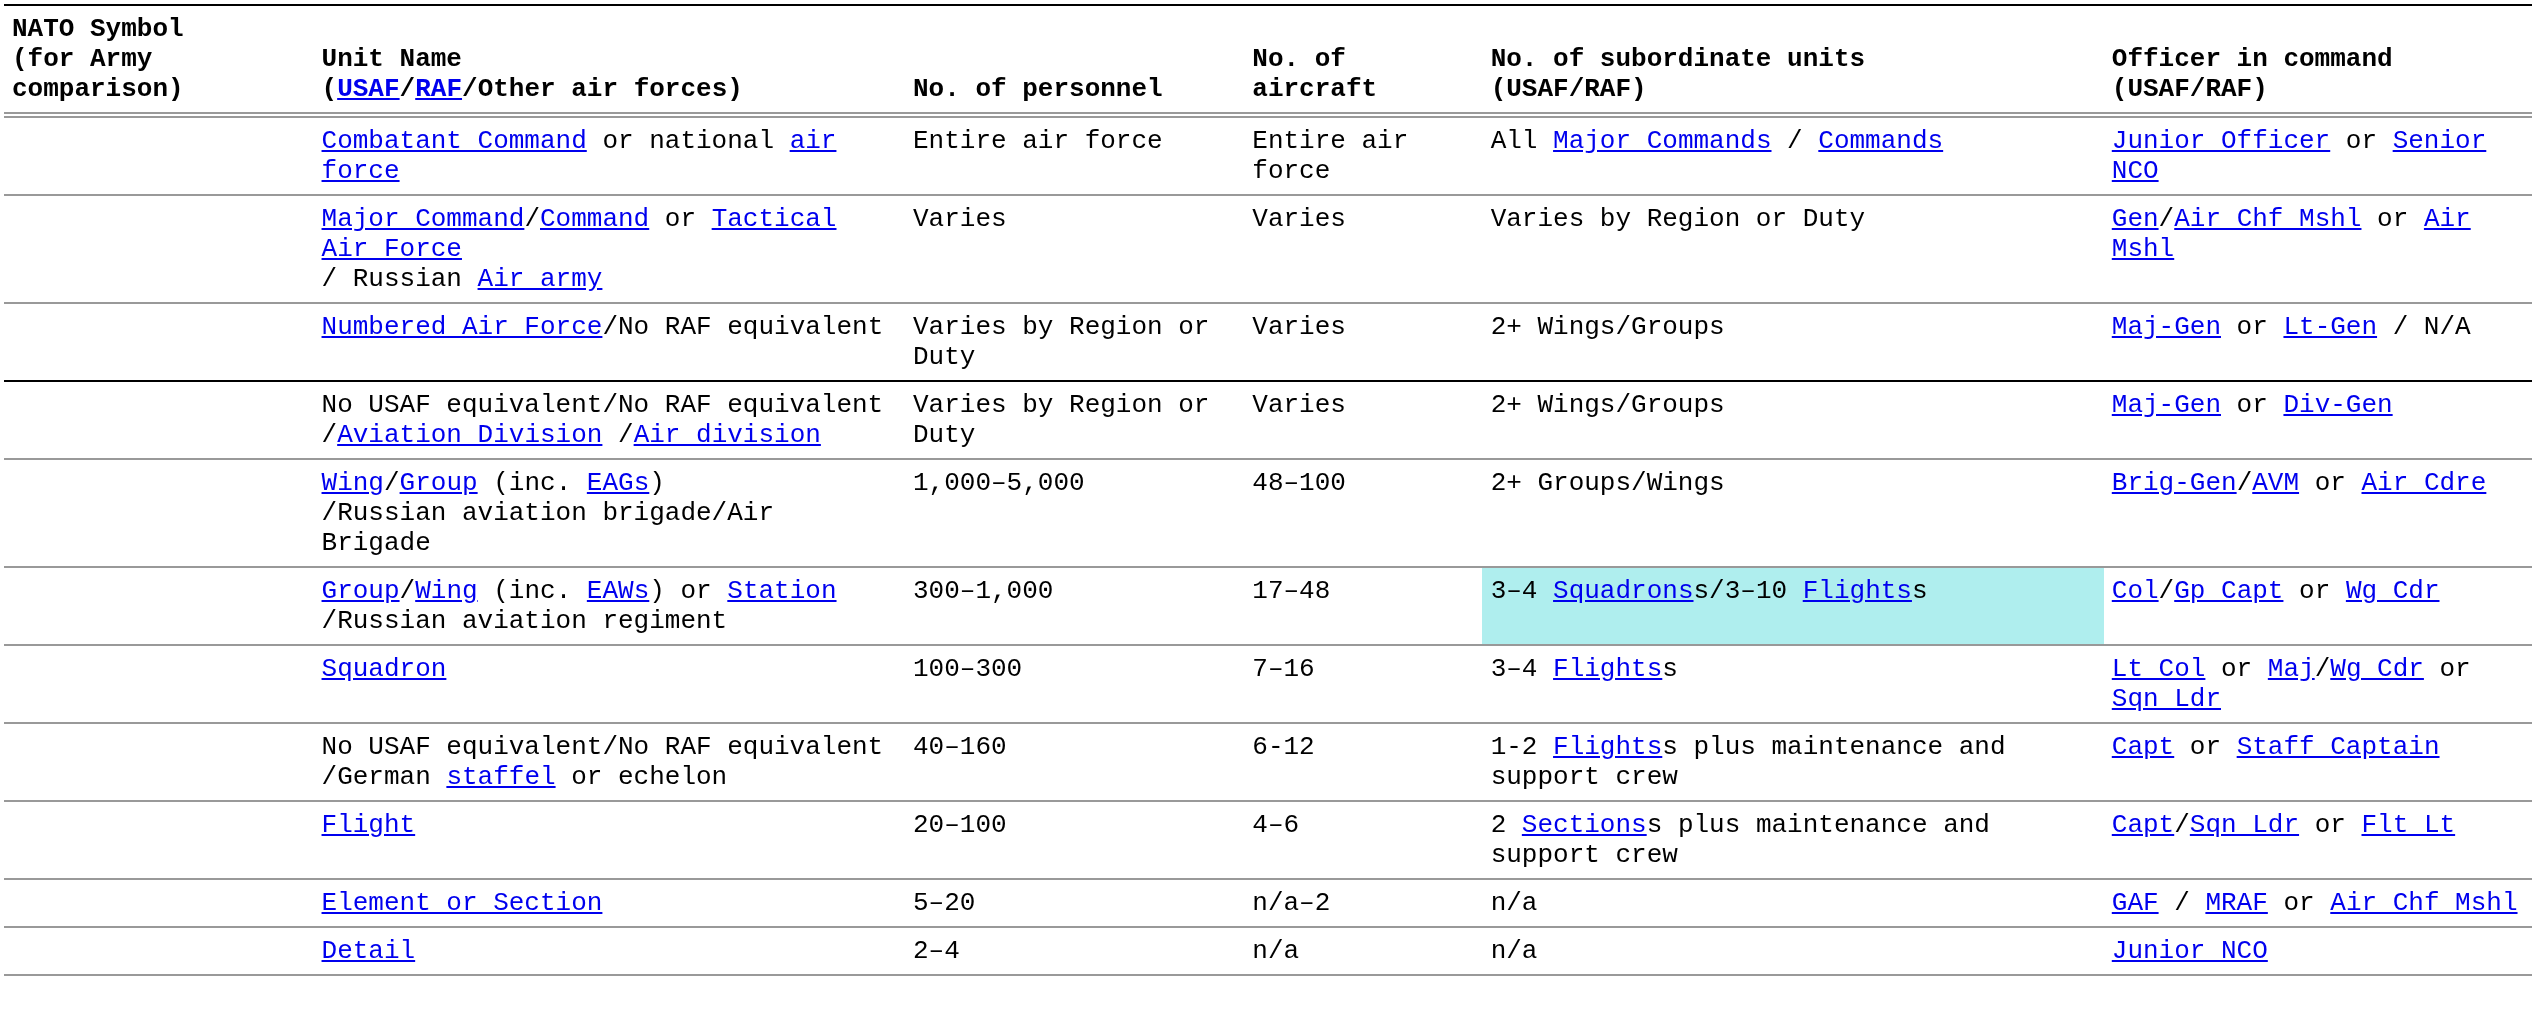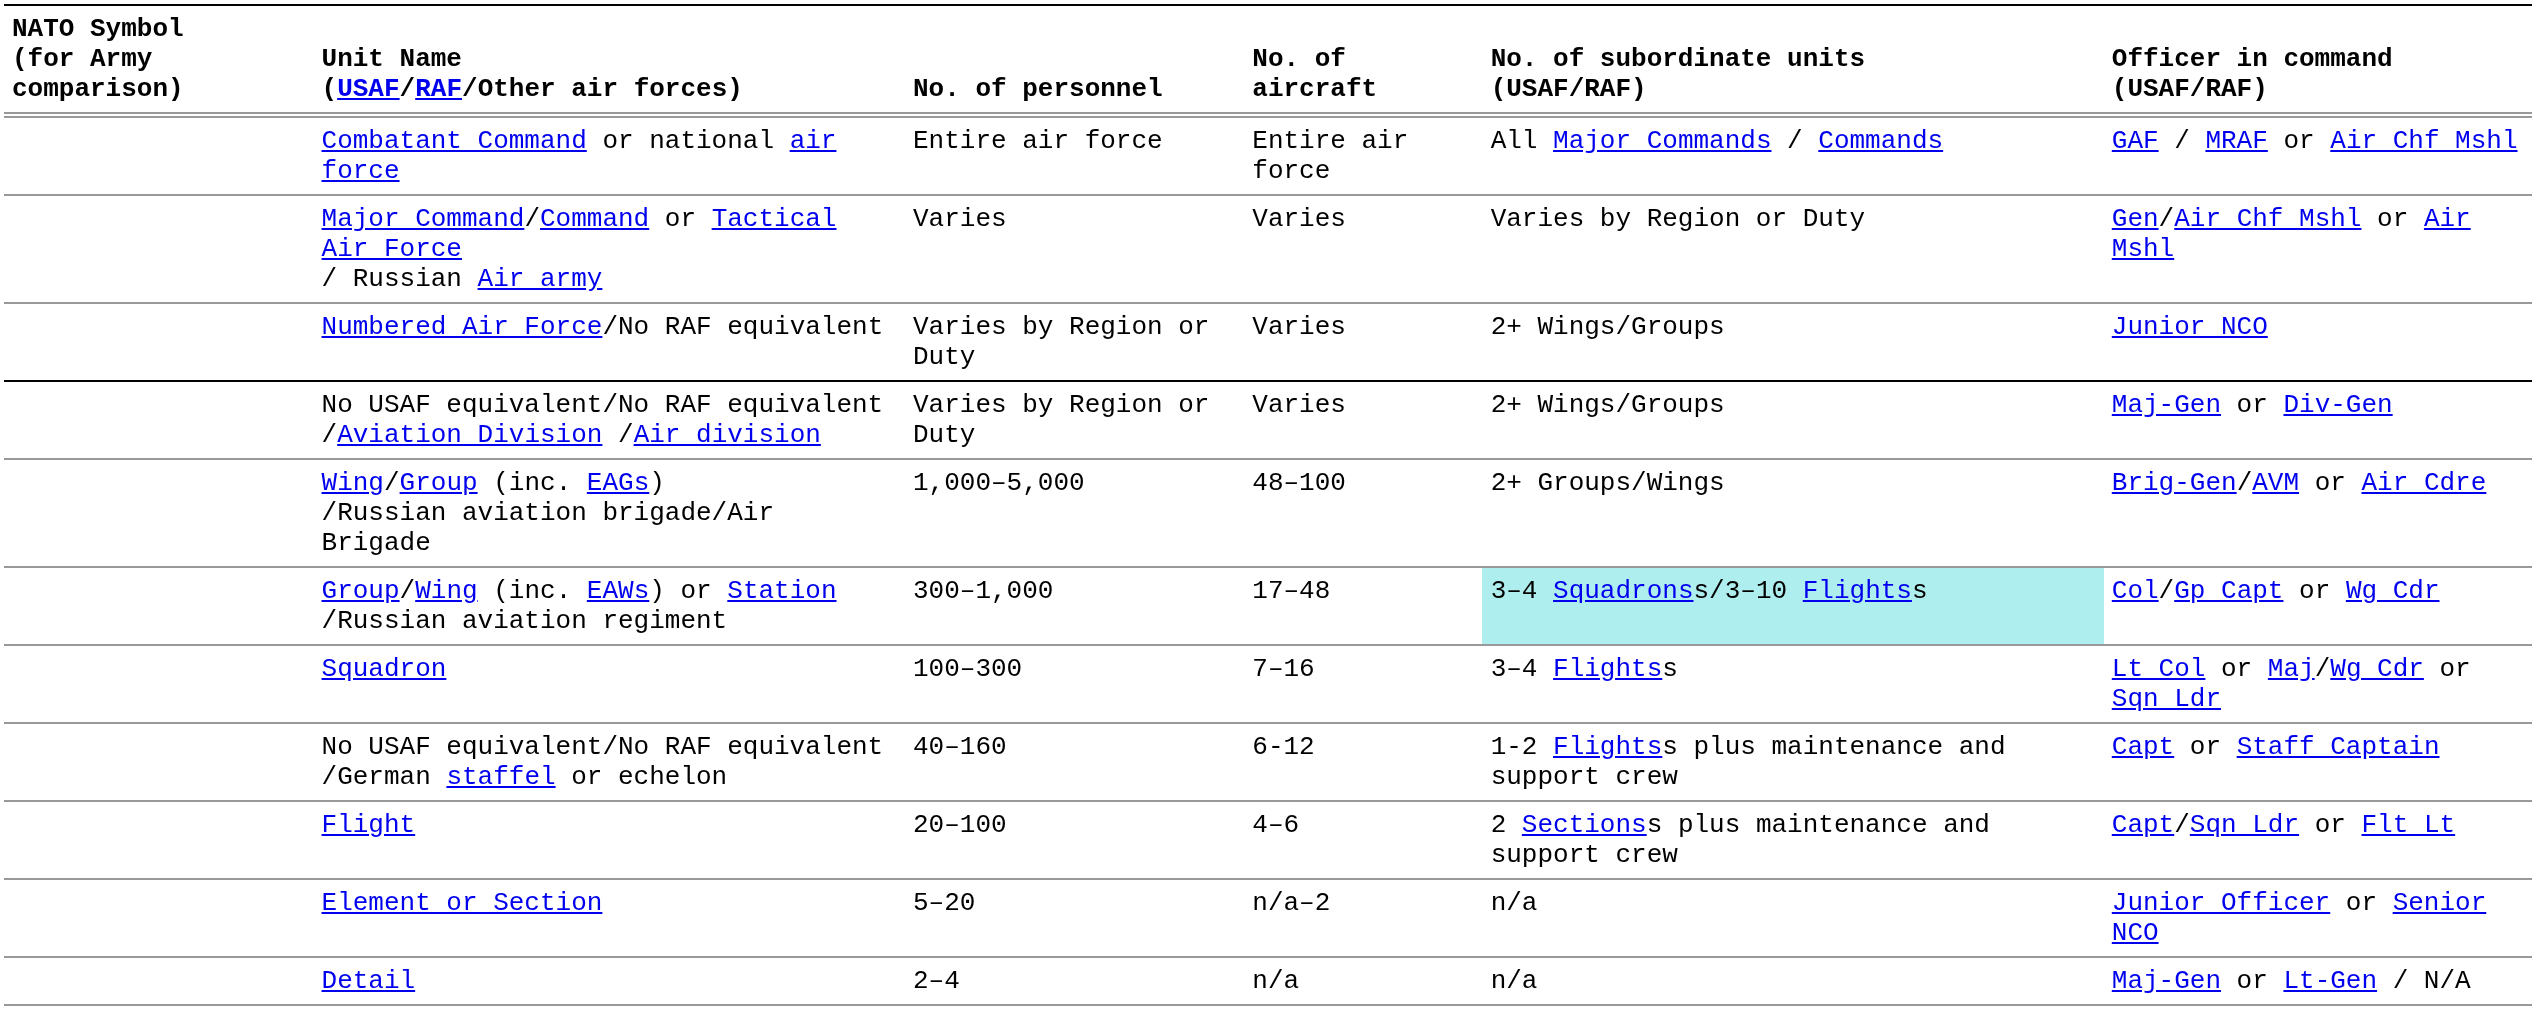(2299, 156) Junior Officer or Senior NCO -> (2315, 141) GAF / MRAF or Air Chf Mshl
(2291, 327) Maj-Gen or Lt-Gen / N/A -> (2190, 327) Junior NCO
(2315, 903) GAF / MRAF or Air Chf Mshl -> (2299, 918) Junior Officer or Senior NCO
(2190, 951) Junior NCO -> (2291, 981) Maj-Gen or Lt-Gen / N/A
